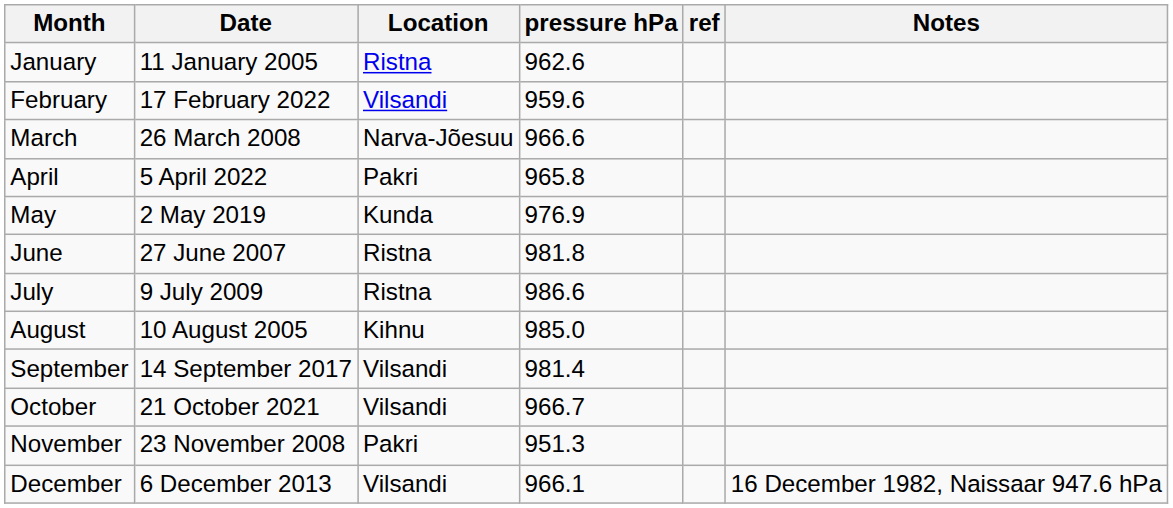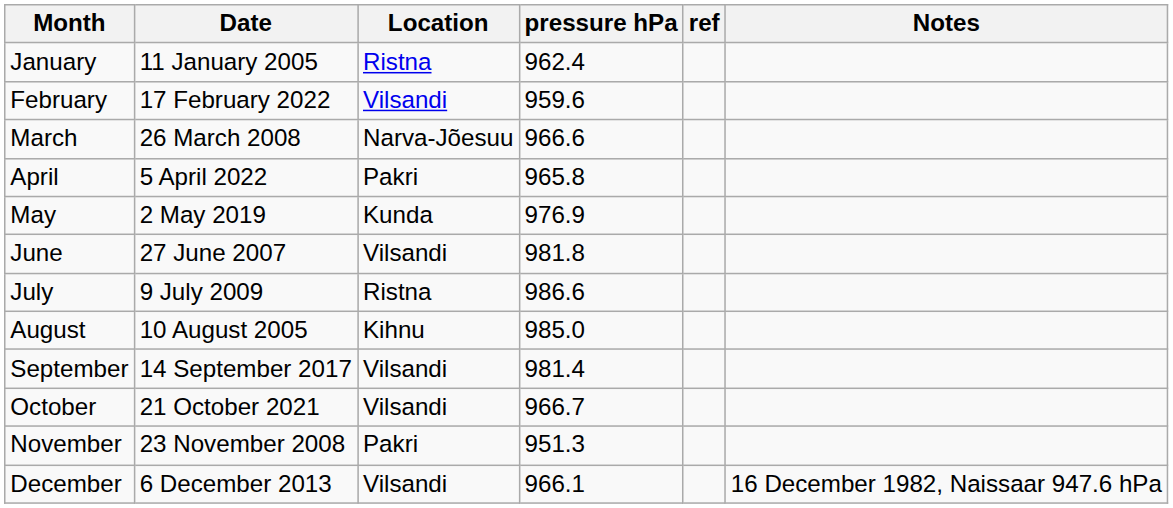(555, 61) 962.6 -> (555, 61) 962.4
(397, 253) Ristna -> (405, 253) Vilsandi
